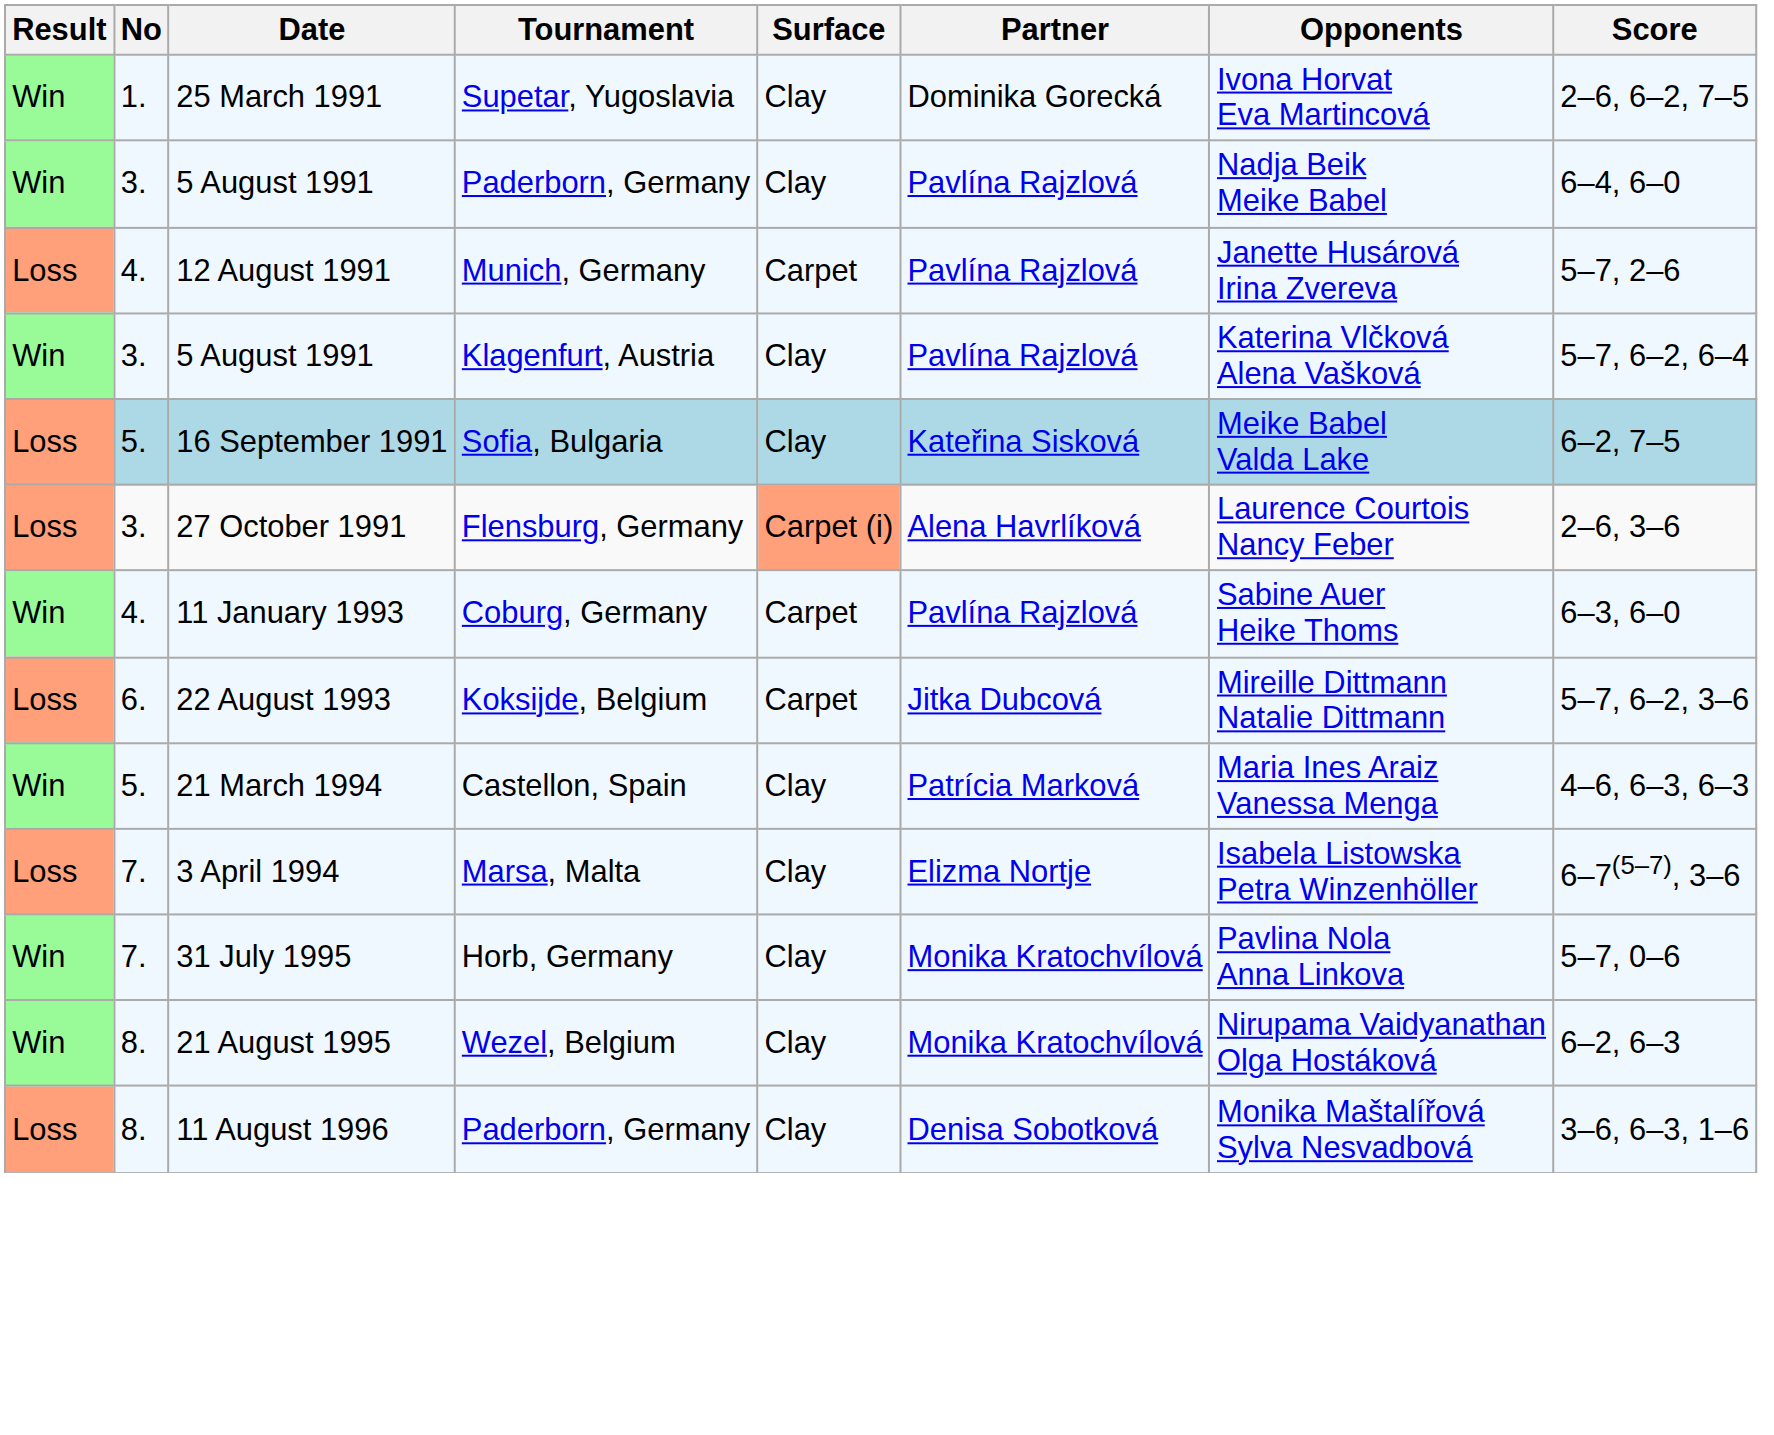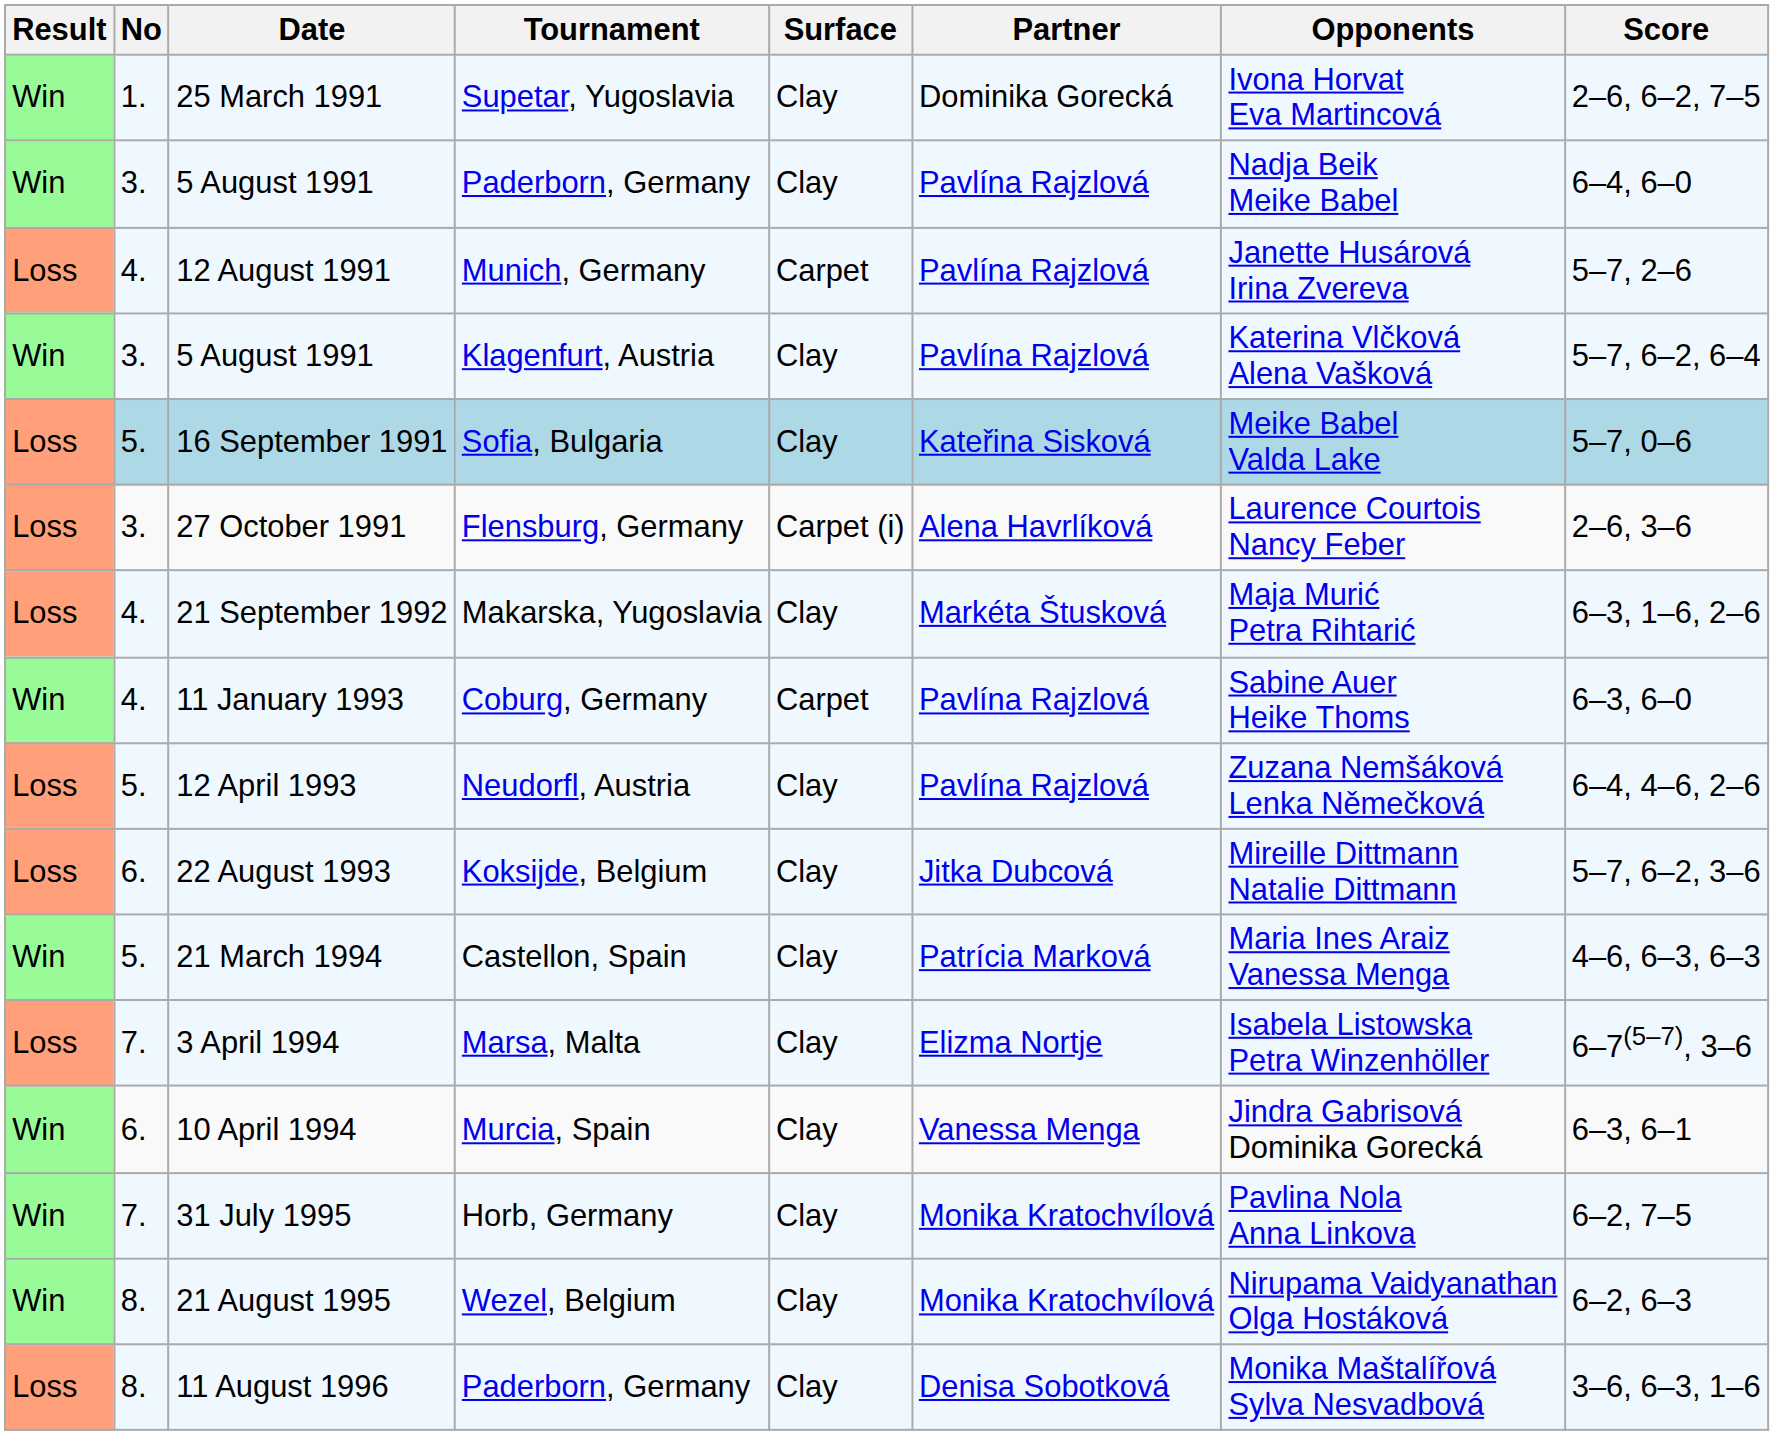(1620, 440) 6–2, 7–5 -> (1632, 440) 5–7, 0–6
(829, 526) lightsalmon background -> (840, 526) no background
+ row: (312, 612)
+ row: (266, 784)
(811, 698) Carpet -> (807, 870) Clay
+ row: (266, 1128)
(1620, 956) 5–7, 0–6 -> (1632, 1214) 6–2, 7–5
